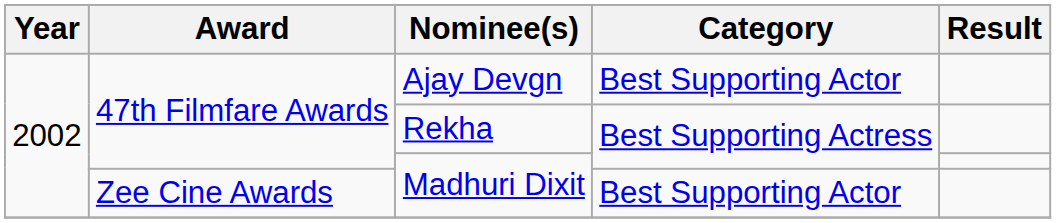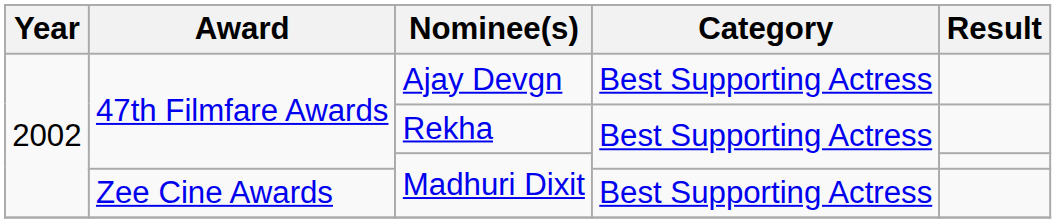(750, 78) Best Supporting Actor -> (766, 78) Best Supporting Actress
(750, 192) Best Supporting Actor -> (766, 192) Best Supporting Actress
